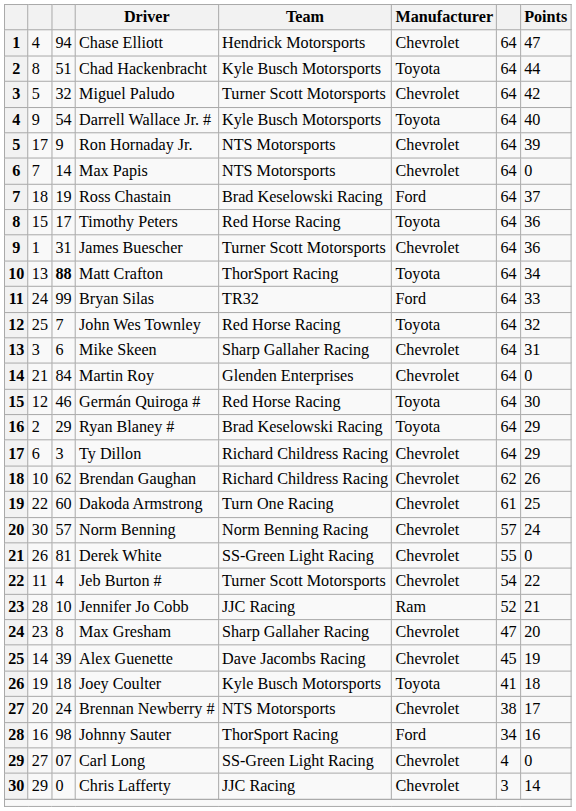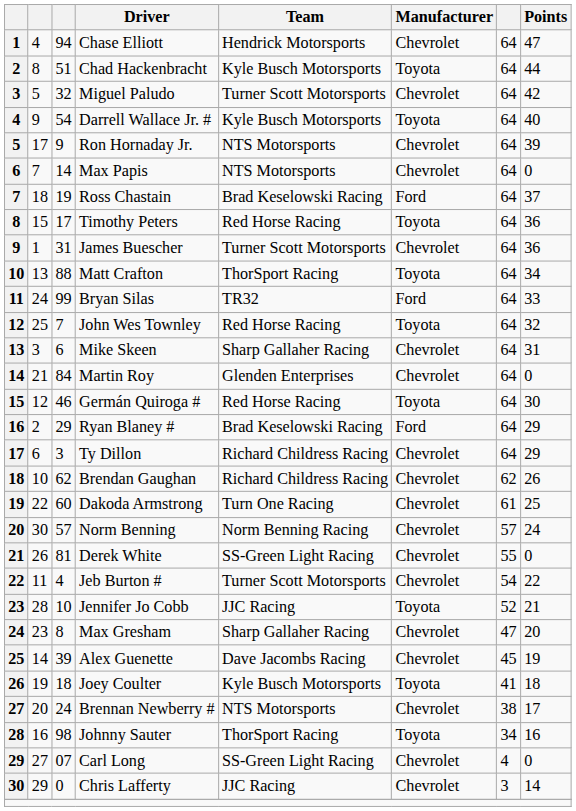(64, 273) bold -> (64, 273) normal
(418, 427) Toyota -> (411, 427) Ford
(411, 606) Ram -> (418, 606) Toyota
(411, 734) Ford -> (418, 734) Toyota
